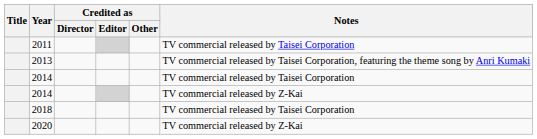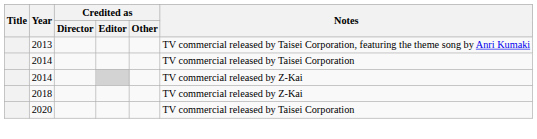- row: (17, 45)
(258, 110) TV commercial released by Taisei Corporation -> (233, 93) TV commercial released by Z-Kai
(233, 126) TV commercial released by Z-Kai -> (258, 110) TV commercial released by Taisei Corporation
